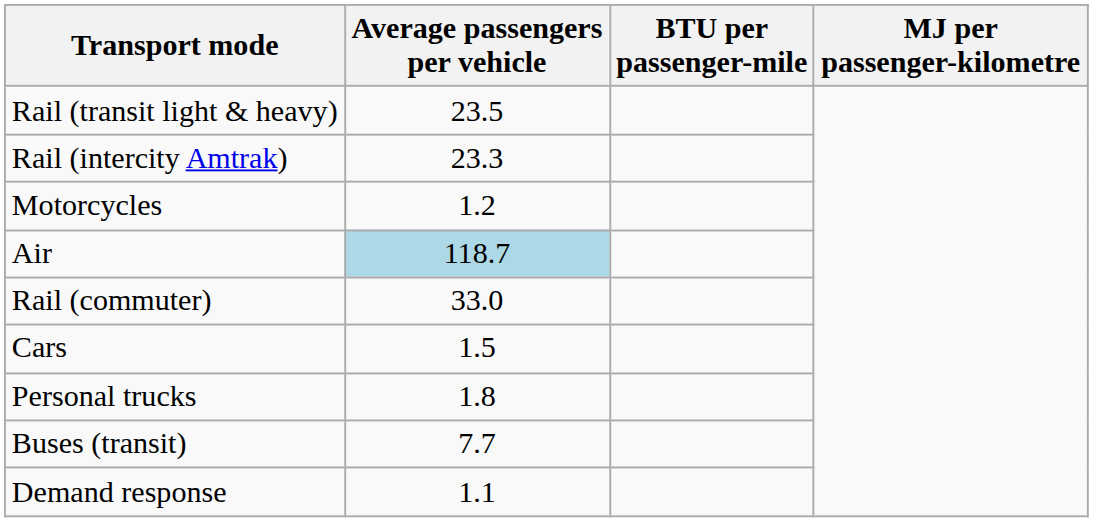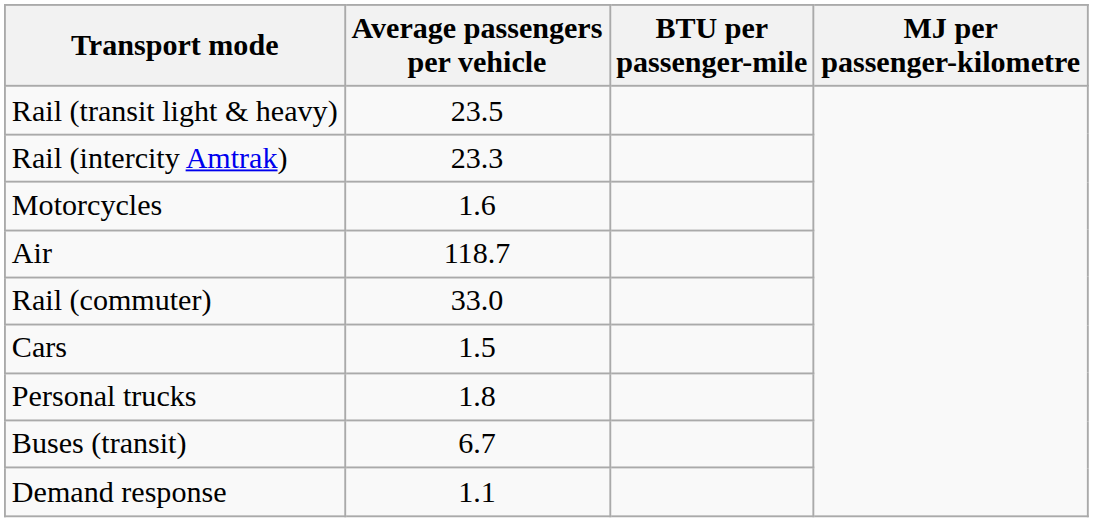(477, 205) 1.2 -> (477, 205) 1.6
(477, 253) lightblue background -> (477, 253) no background
(477, 443) 7.7 -> (477, 443) 6.7
